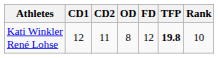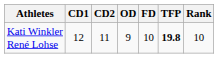(128, 37) 8 -> (128, 37) 9
(149, 37) 12 -> (149, 37) 10
